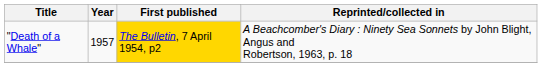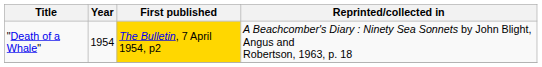(102, 42) 1957 -> (102, 42) 1954
